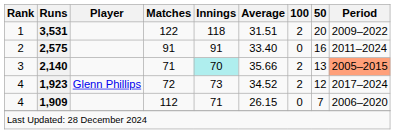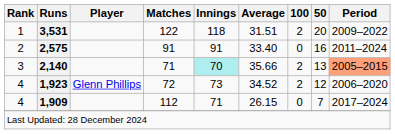(360, 84) 2017–2024 -> (360, 84) 2006–2020
(360, 102) 2006–2020 -> (360, 102) 2017–2024
